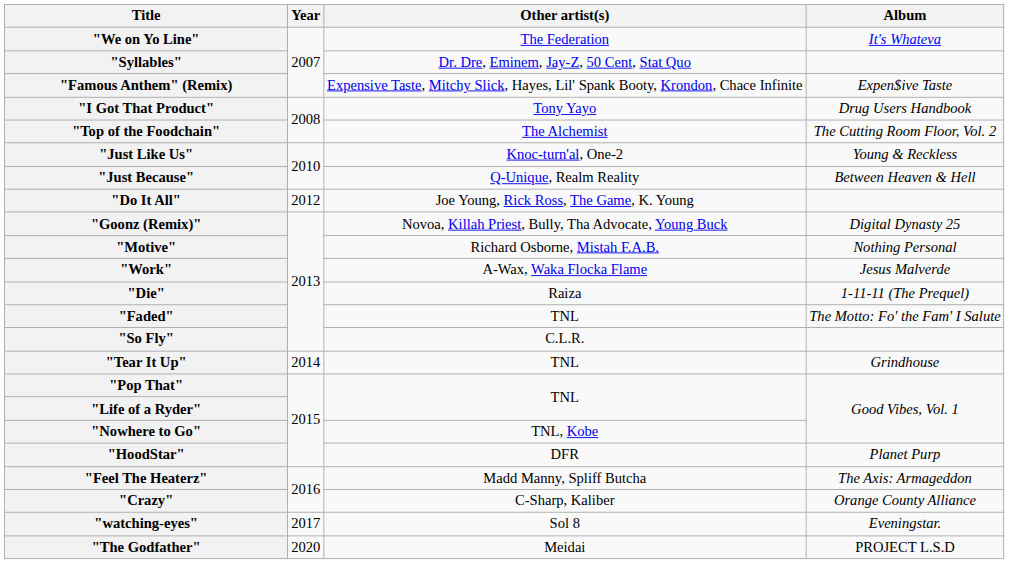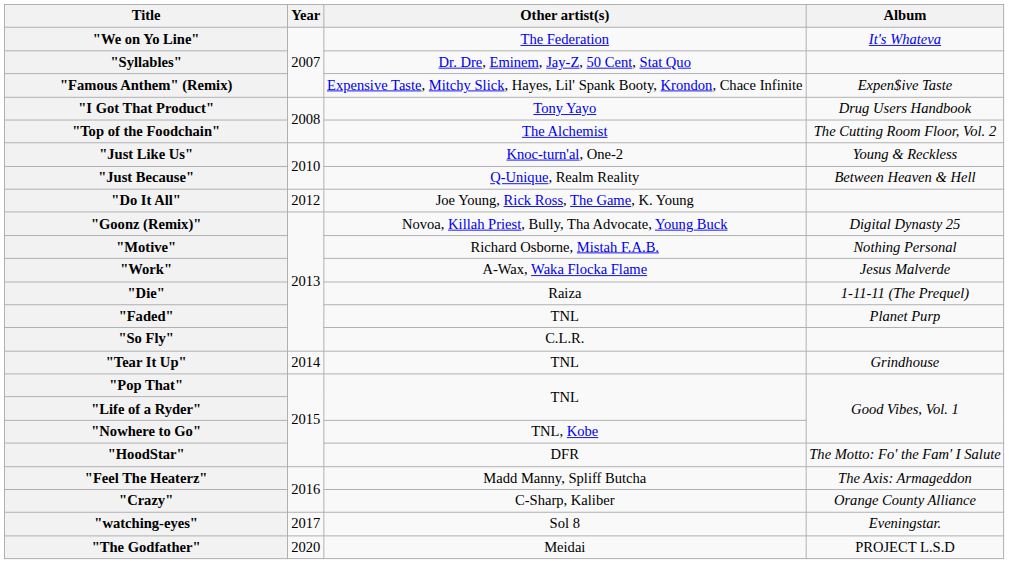(905, 316) The Motto: Fo' the Fam' I Salute -> (905, 316) Planet Purp
(905, 454) Planet Purp -> (905, 454) The Motto: Fo' the Fam' I Salute
